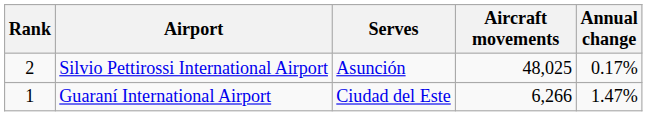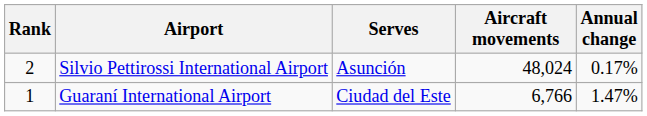(547, 67) 48,025 -> (547, 67) 48,024
(552, 96) 6,266 -> (552, 96) 6,766
